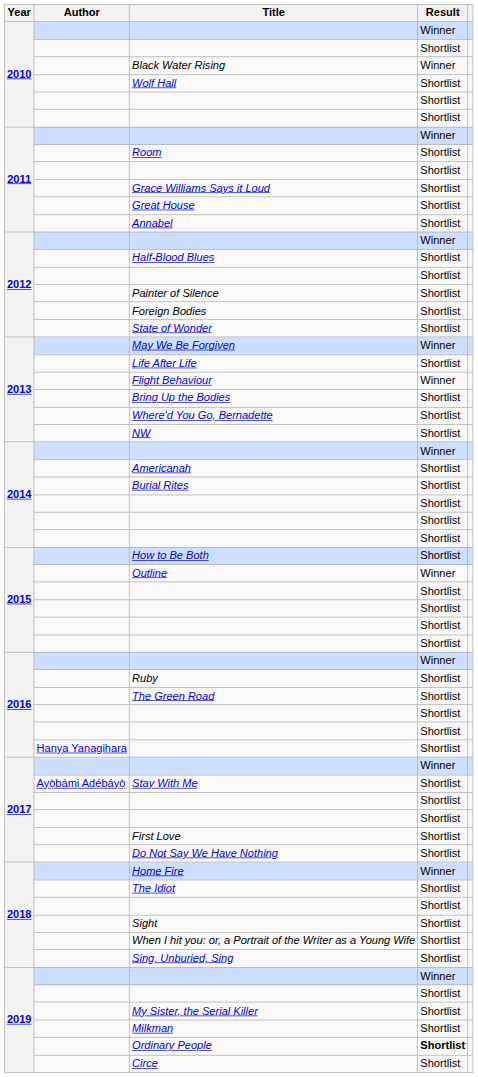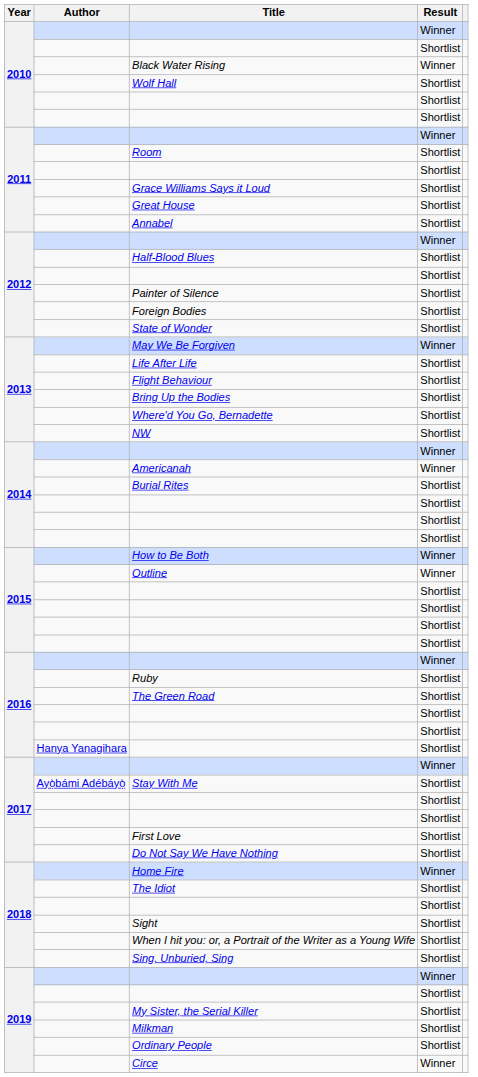(438, 380) Winner -> (440, 380) Shortlist
(440, 468) Shortlist -> (438, 468) Winner
(440, 556) Shortlist -> (438, 556) Winner
(443, 1046) bold -> (440, 1046) normal
(440, 1063) Shortlist -> (438, 1063) Winner
